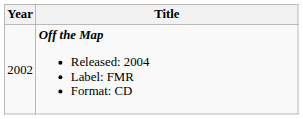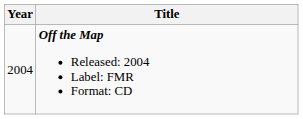(20, 69) 2002 -> (20, 69) 2004
